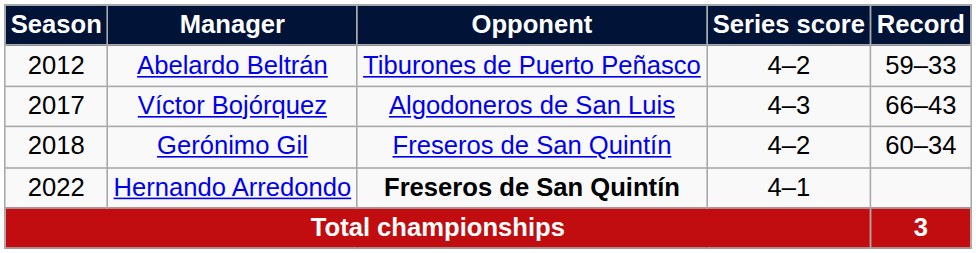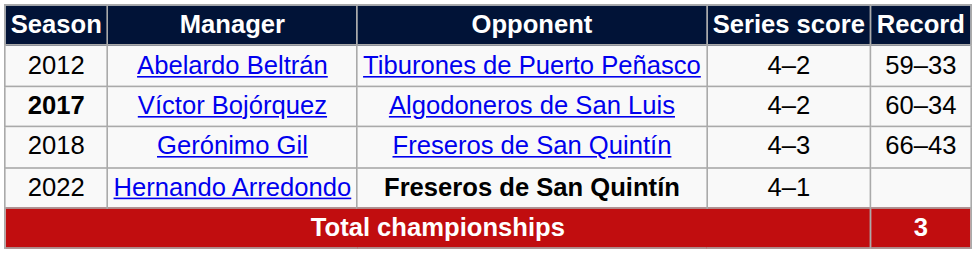(56, 106) normal -> (56, 106) bold
(789, 106) 4–3 -> (789, 106) 4–2
(921, 106) 66–43 -> (921, 106) 60–34
(789, 146) 4–2 -> (789, 146) 4–3
(921, 146) 60–34 -> (921, 146) 66–43
